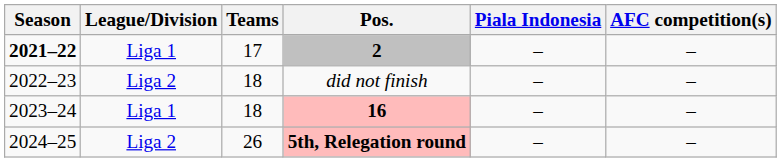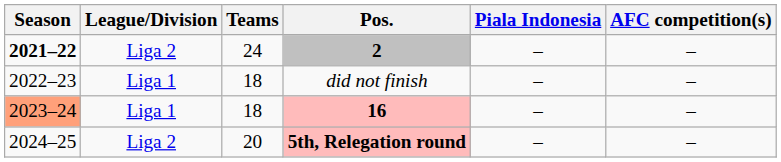(151, 50) Liga 1 -> (151, 50) Liga 2
(253, 50) 17 -> (253, 50) 24
(151, 80) Liga 2 -> (151, 80) Liga 1
(43, 111) no background -> (43, 111) lightsalmon background
(253, 141) 26 -> (253, 141) 20
